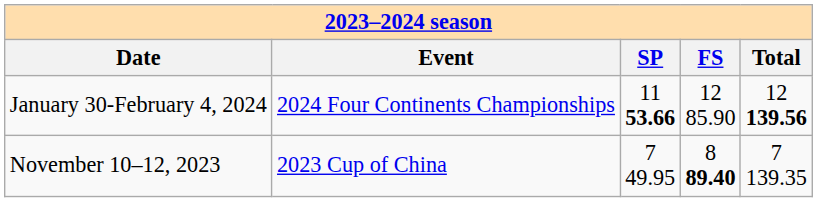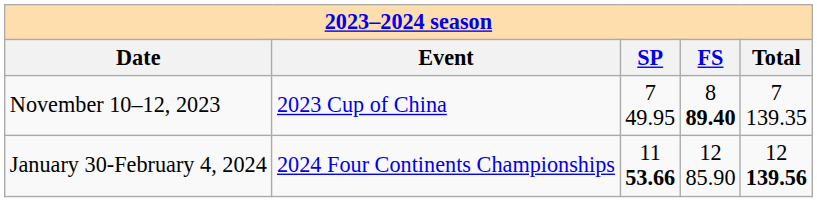rows swapped: (138, 105) <-> (115, 165)
